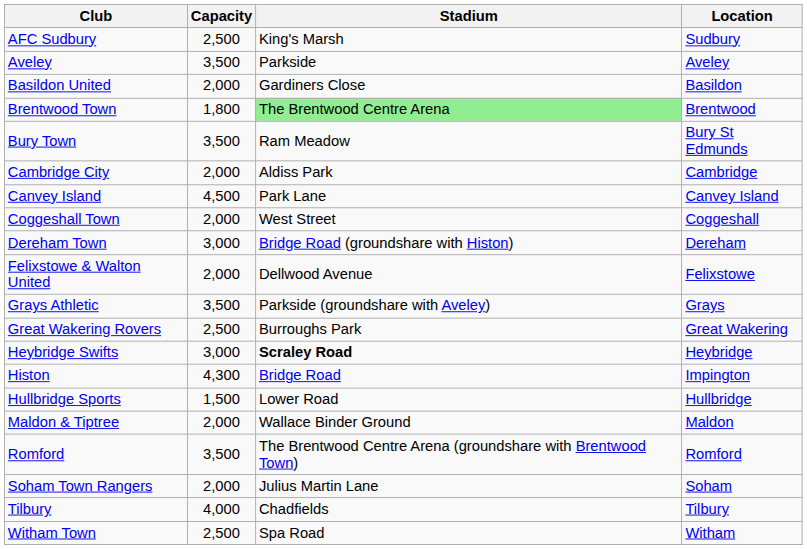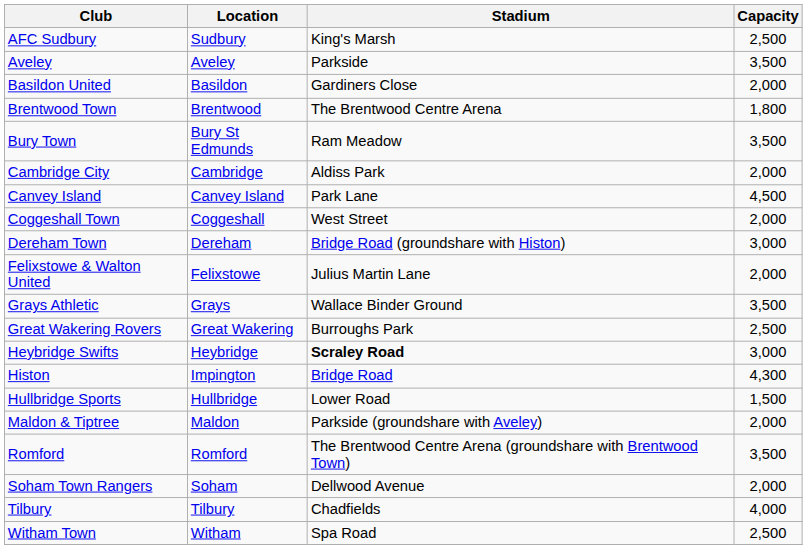columns swapped: (742, 16) <-> (222, 16)
(354, 109) lightgreen background -> (406, 109) no background
(316, 274) Dellwood Avenue -> (371, 274) Julius Martin Lane
(375, 306) Parkside (groundshare with Aveley) -> (387, 306) Wallace Binder Ground
(335, 422) Wallace Binder Ground -> (427, 422) Parkside (groundshare with Aveley)
(319, 486) Julius Martin Lane -> (368, 486) Dellwood Avenue
